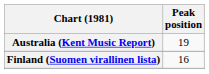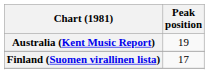(184, 59) 16 -> (184, 59) 17
